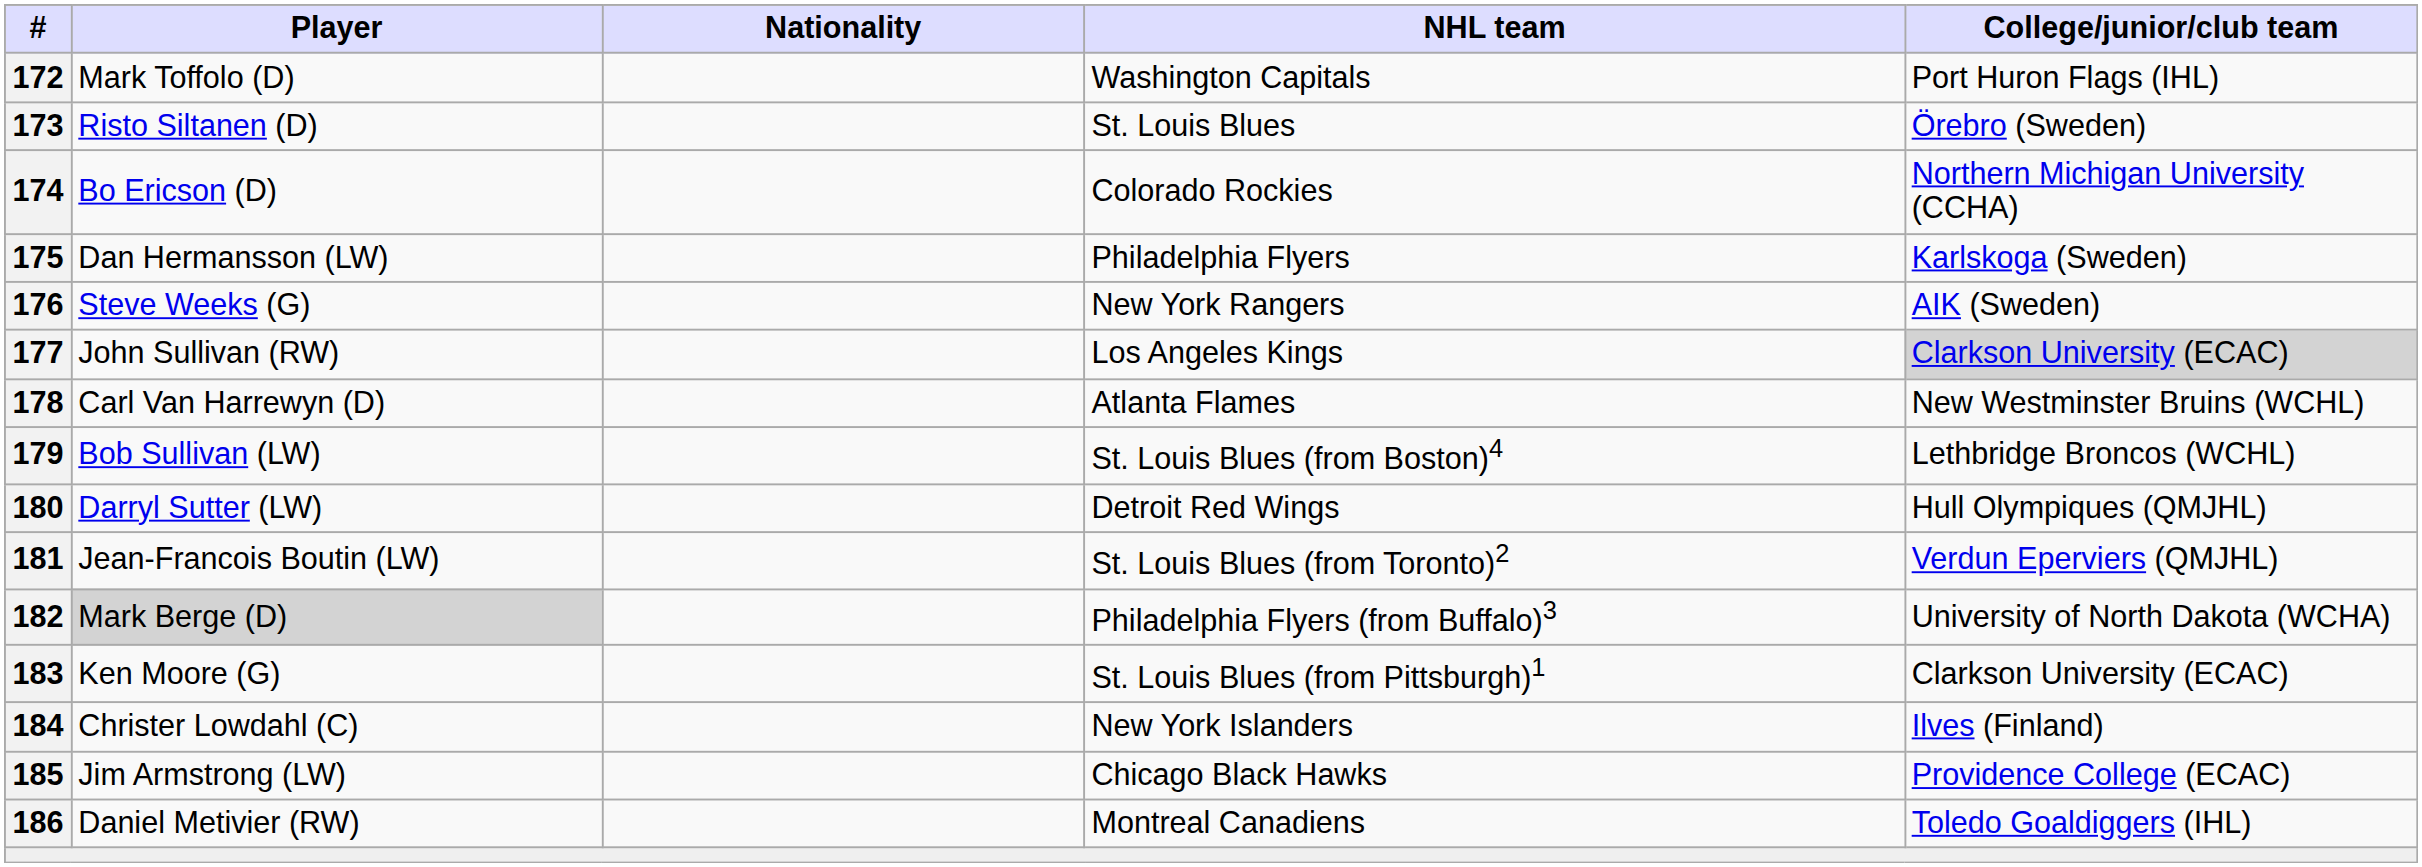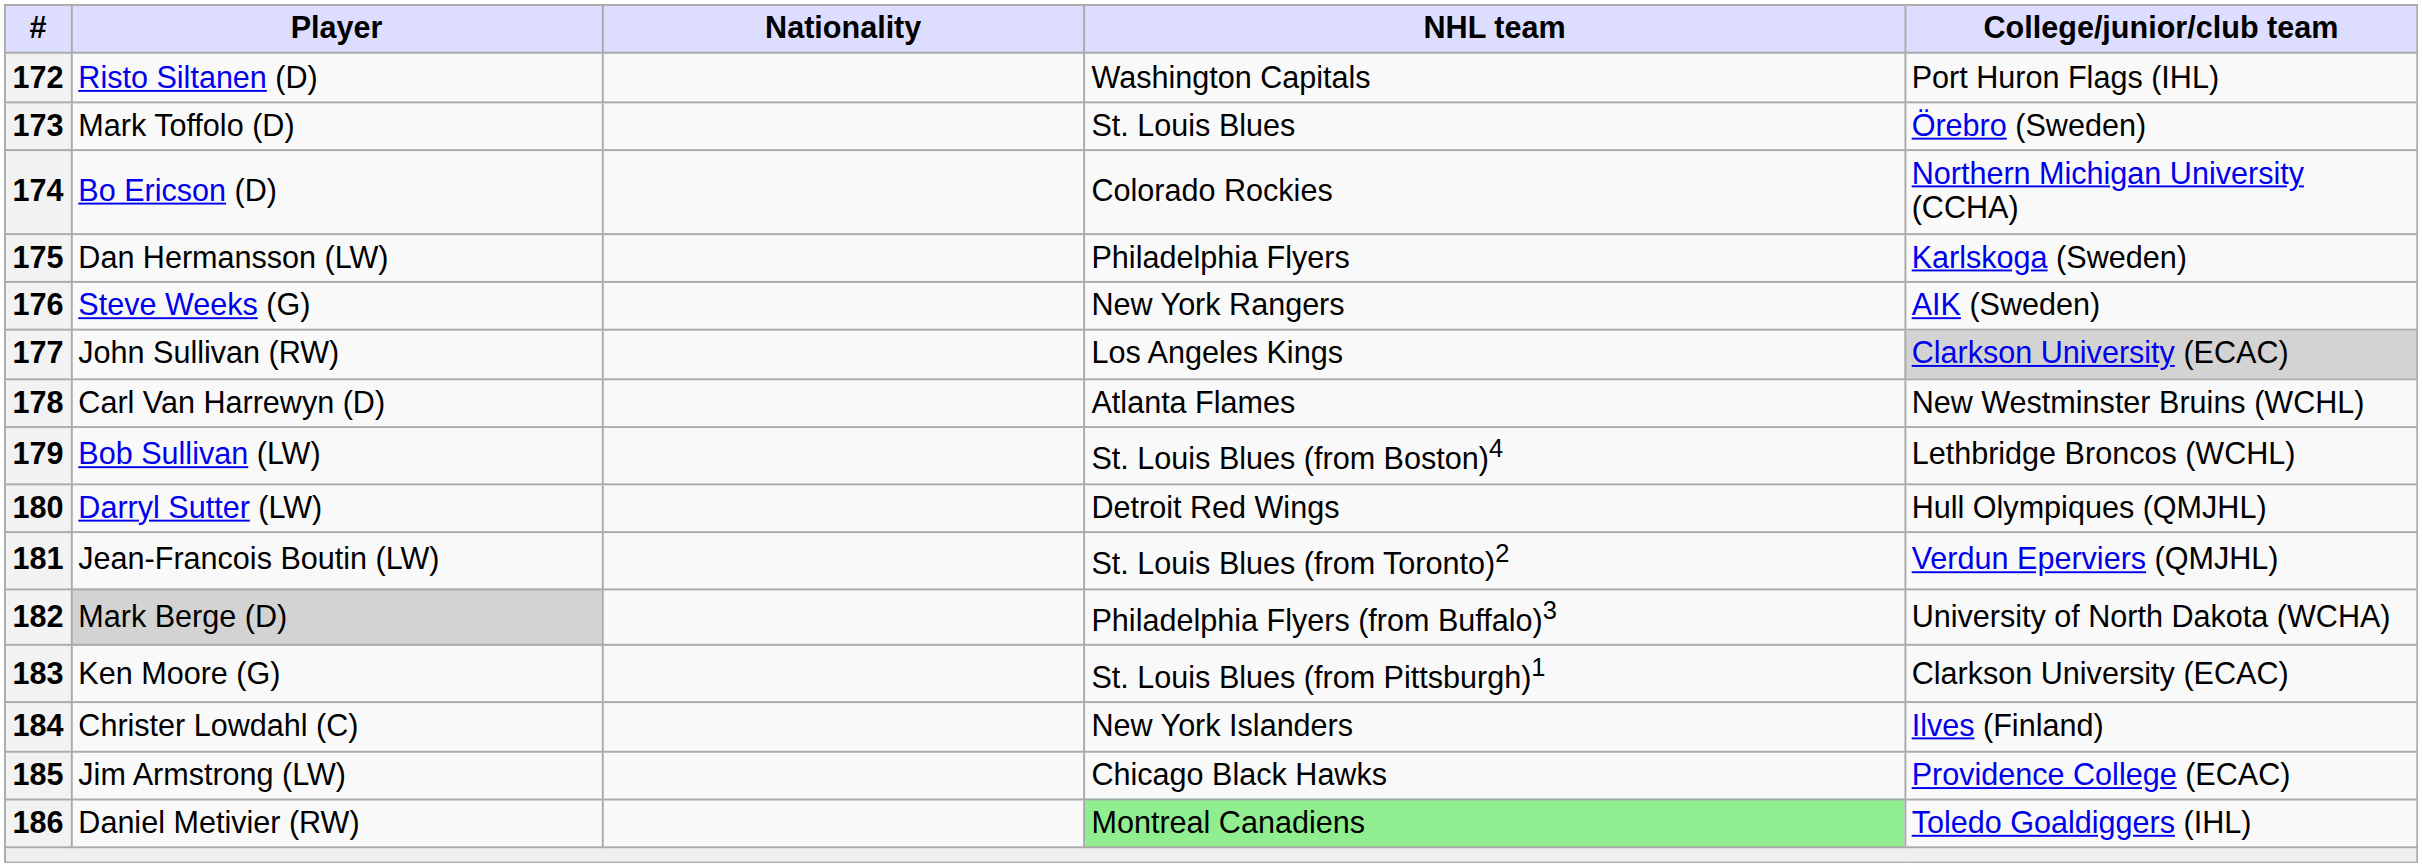(186, 77) Mark Toffolo (D) -> (198, 77) Risto Siltanen (D)
(198, 125) Risto Siltanen (D) -> (186, 125) Mark Toffolo (D)
(1228, 823) no background -> (1228, 823) lightgreen background
